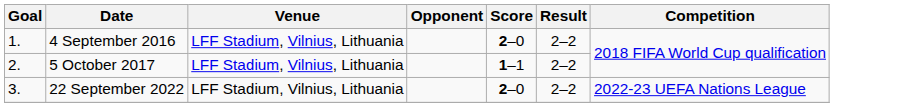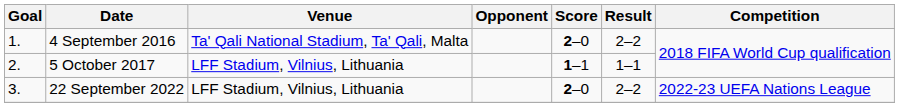(297, 41) LFF Stadium, Vilnius, Lithuania -> (330, 41) Ta' Qali National Stadium, Ta' Qali, Malta
(563, 65) 2–2 -> (628, 65) 1–1
